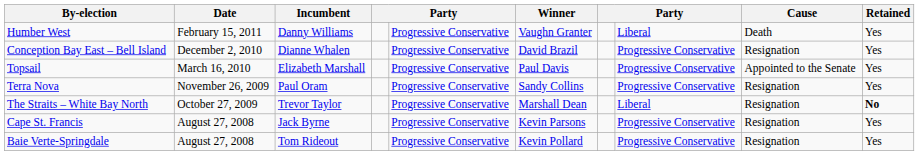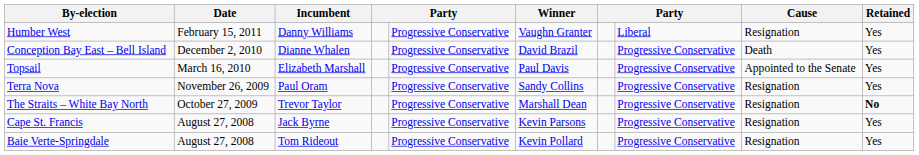(758, 31) Death -> (772, 31) Resignation
(772, 50) Resignation -> (758, 50) Death
(634, 104) Liberal -> (676, 104) Progressive Conservative
